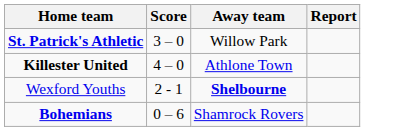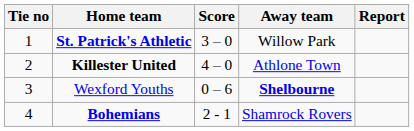+ column: (29, 16)
(169, 89) 2 - 1 -> (217, 89) 0 – 6
(169, 114) 0 – 6 -> (217, 114) 2 - 1
